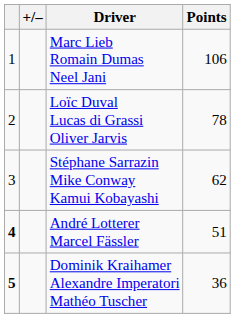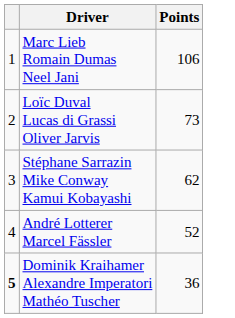- column: (33, 17)
(219, 120) 78 -> (192, 120) 73
(12, 232) bold -> (12, 232) normal
(219, 232) 51 -> (192, 232) 52
